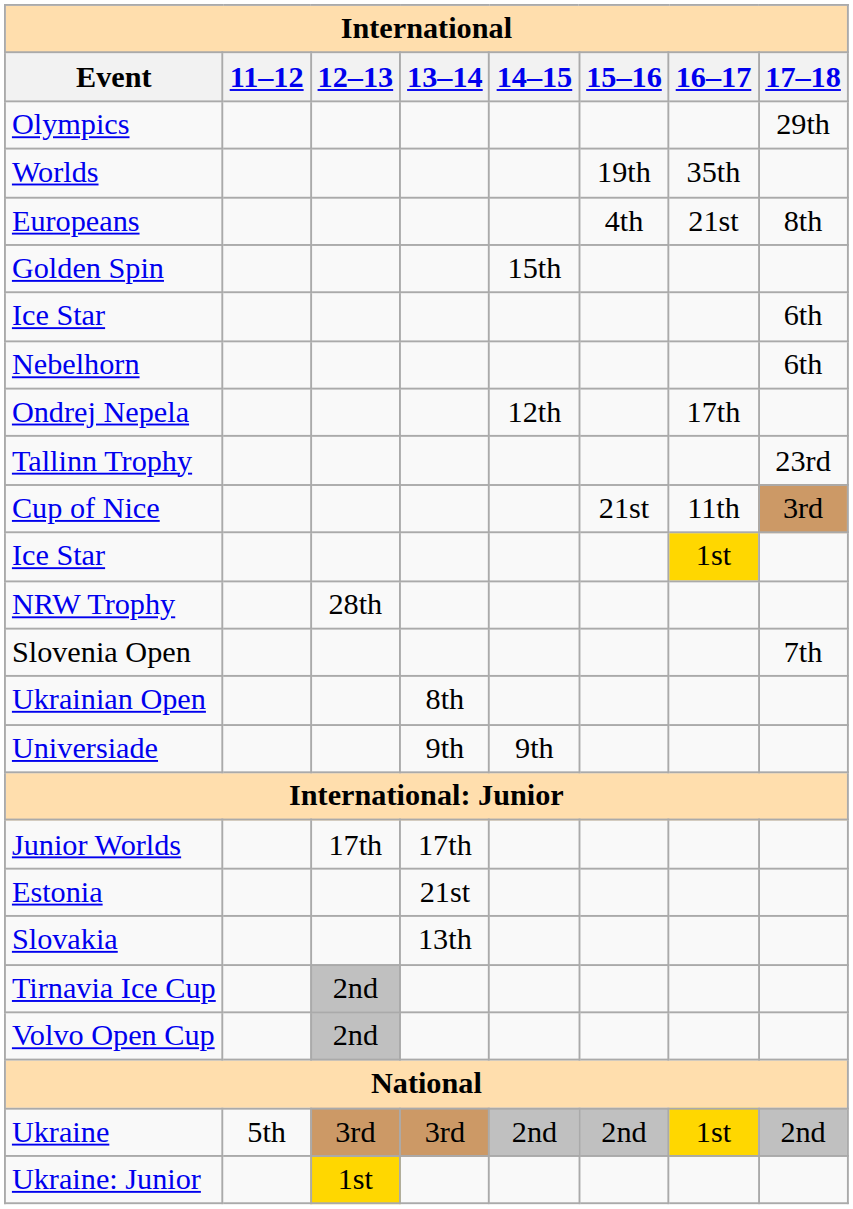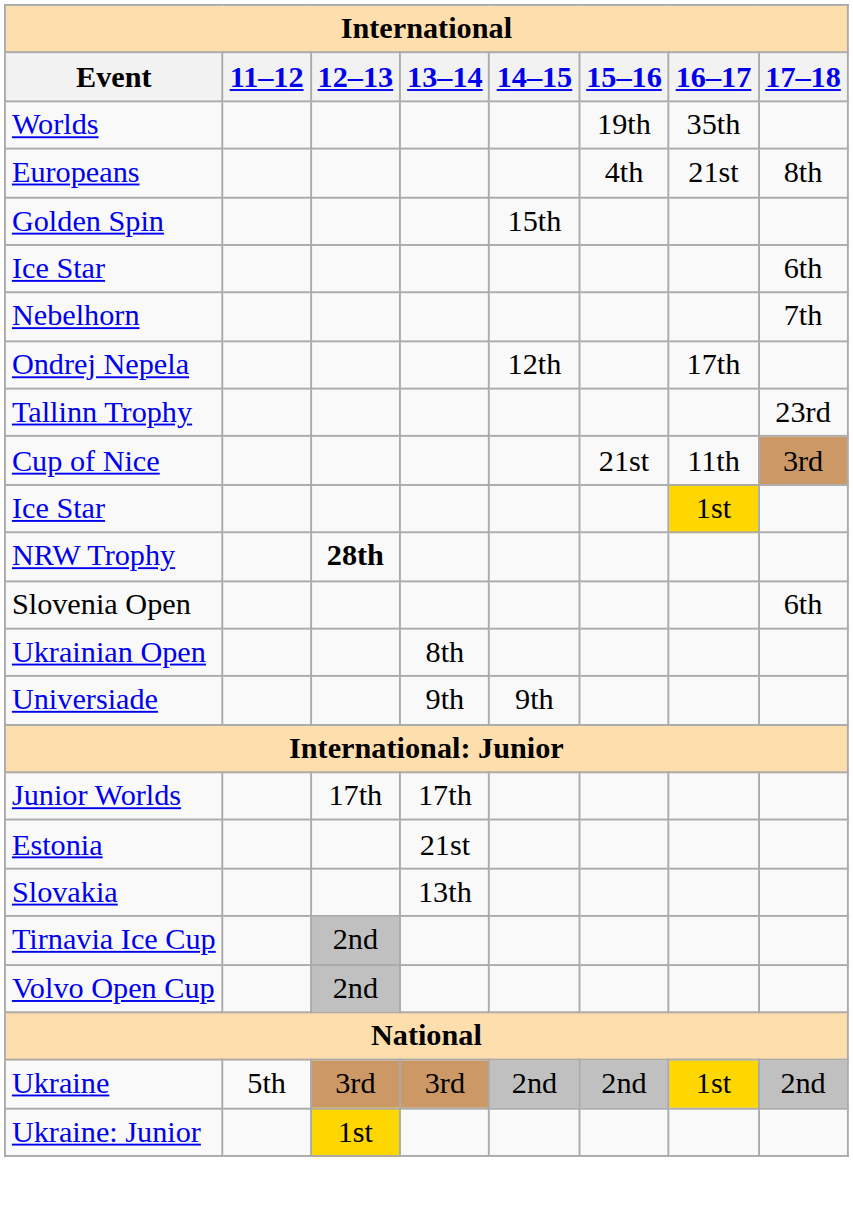- row: (71, 124)
(803, 364) 6th -> (803, 316) 7th
(355, 603) normal -> (355, 556) bold
(803, 651) 7th -> (803, 603) 6th
